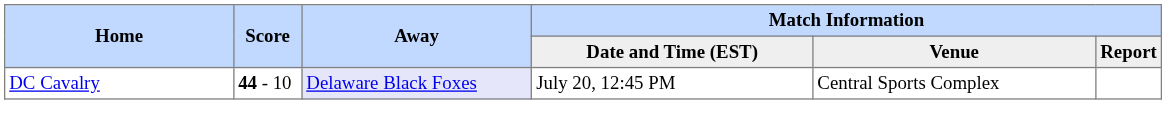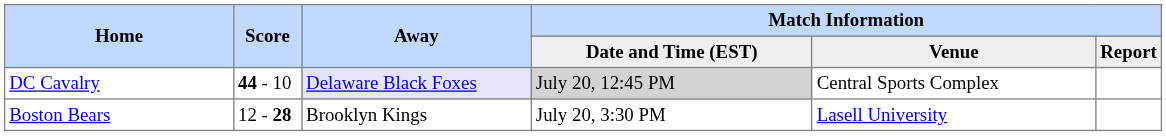(606, 83) no background -> (605, 83) lightgrey background
+ row: (60, 114)
